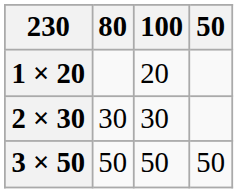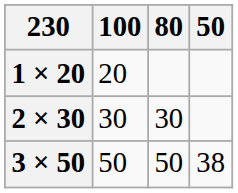columns swapped: (162, 27) <-> (113, 27)
(211, 163) 50 -> (211, 163) 38
